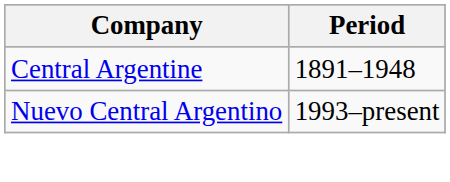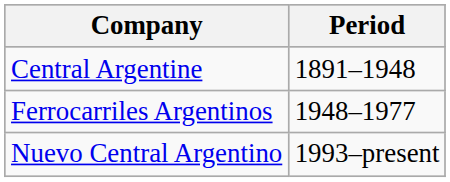+ row: (142, 111)
